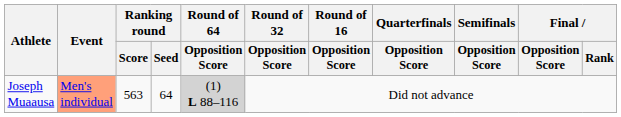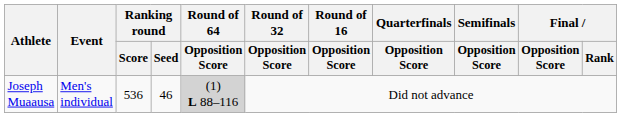(87, 94) lightsalmon background -> (87, 94) no background
(133, 94) 563 -> (133, 94) 536
(166, 94) 64 -> (166, 94) 46
